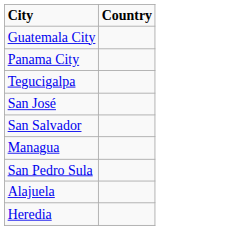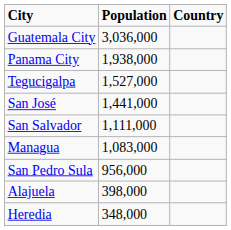+ column: (134, 15)
